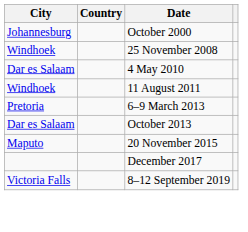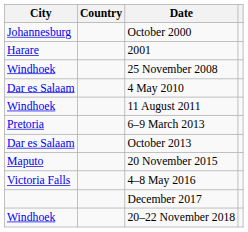+ row: (139, 50)
+ row: (162, 180)
+ row: (181, 217)
- row: (179, 180)
